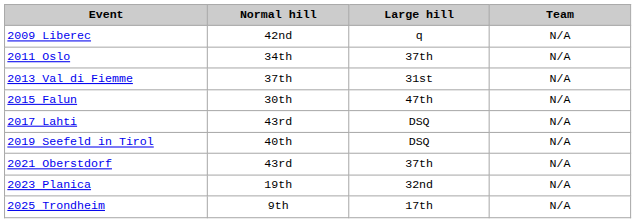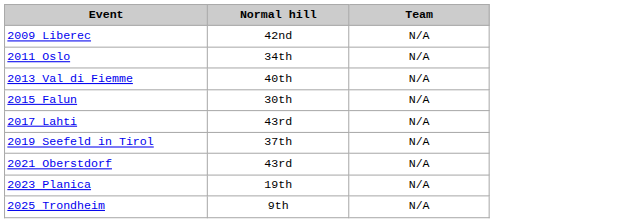- column: (419, 15)
(278, 79) 37th -> (278, 79) 40th
(278, 143) 40th -> (278, 143) 37th
